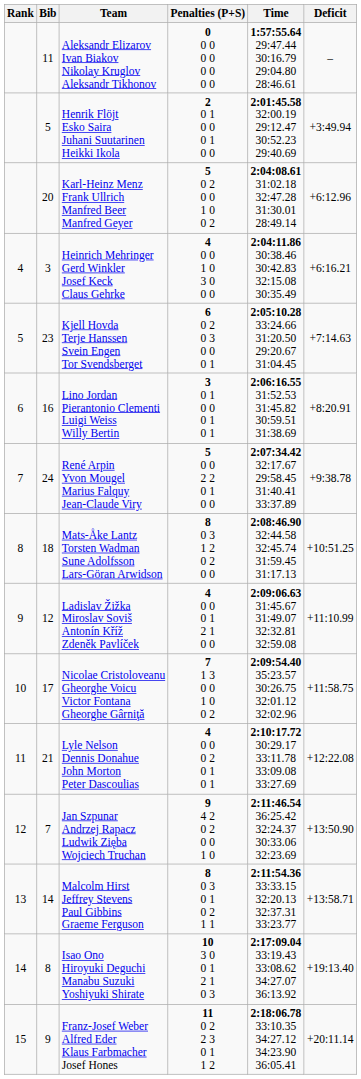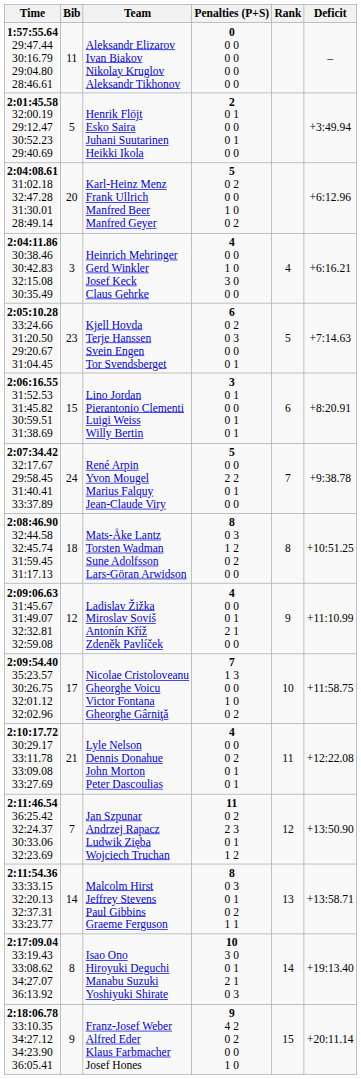columns swapped: (20, 13) <-> (276, 13)
(48, 408) 16 -> (72, 408) 15
(208, 829) 9 4 2 0 2 0 0 1 0 -> (232, 829) 11 0 2 2 3 0 1 1 2
(208, 1039) 11 0 2 2 3 0 1 1 2 -> (232, 1039) 9 4 2 0 2 0 0 1 0
